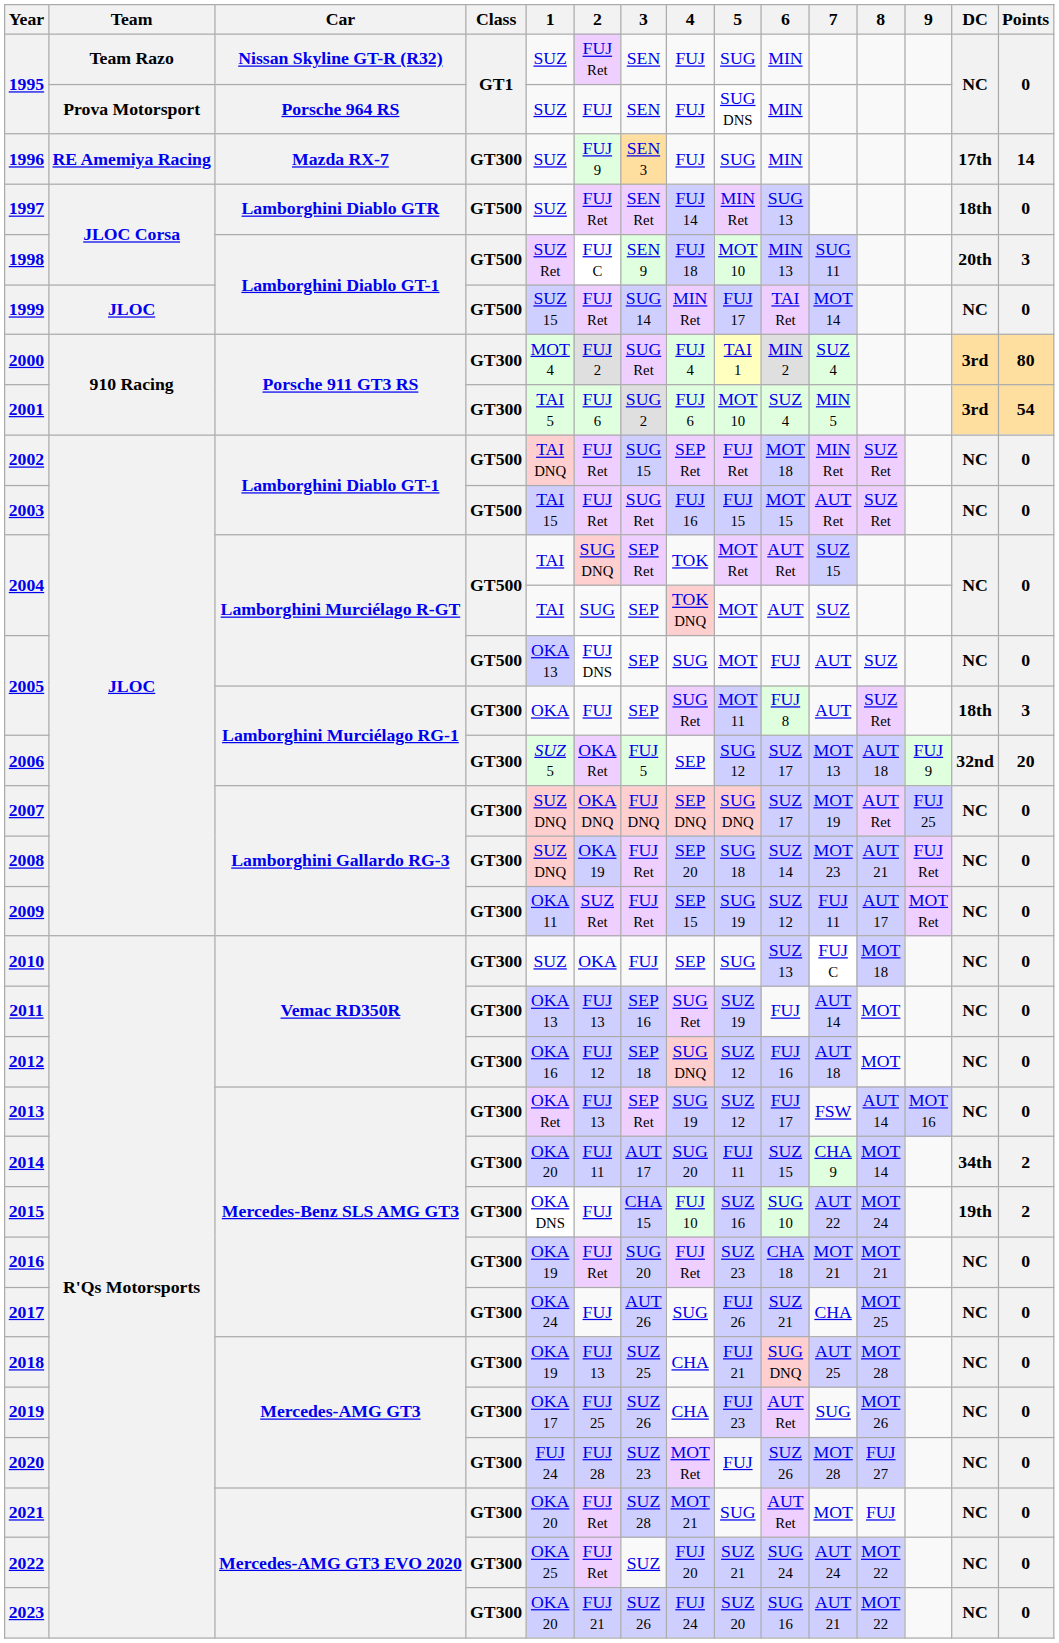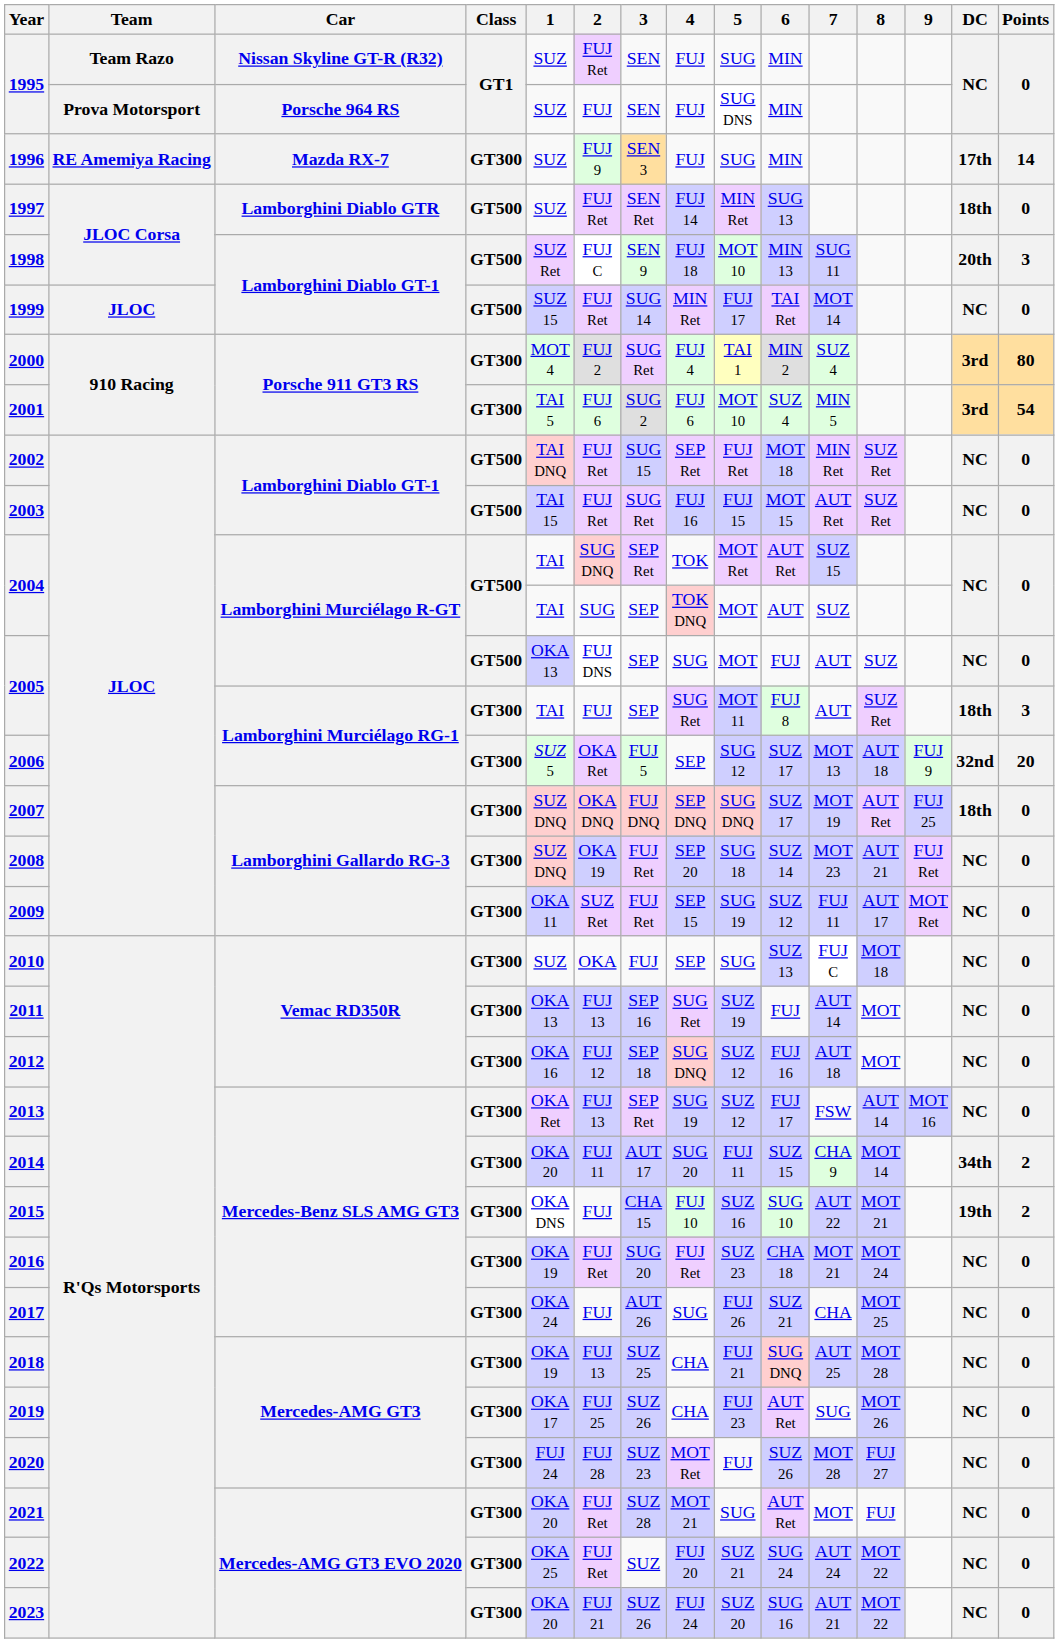(550, 710) OKA -> (550, 710) TAI
(975, 811) NC -> (975, 811) 18th
(881, 1211) MOT 24 -> (881, 1211) MOT 21
(881, 1262) MOT 21 -> (881, 1262) MOT 24
